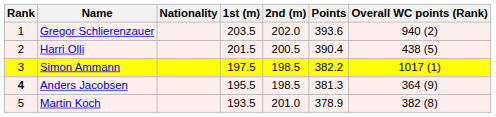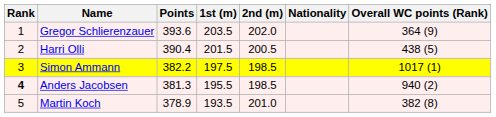columns swapped: (189, 13) <-> (329, 13)
(420, 31) 940 (2) -> (420, 31) 364 (9)
(420, 85) 364 (9) -> (420, 85) 940 (2)
